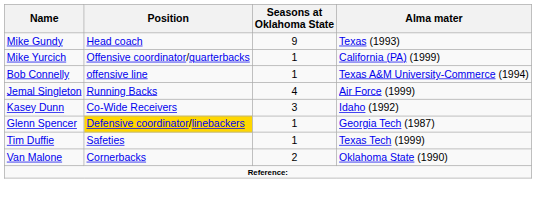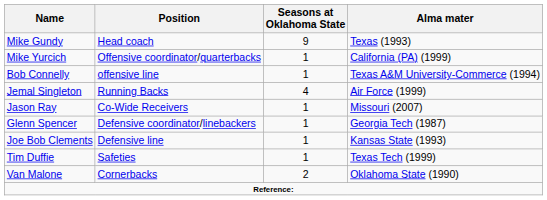- row: (35, 108)
+ row: (32, 108)
(166, 124) gold background -> (177, 124) no background
+ row: (50, 141)
